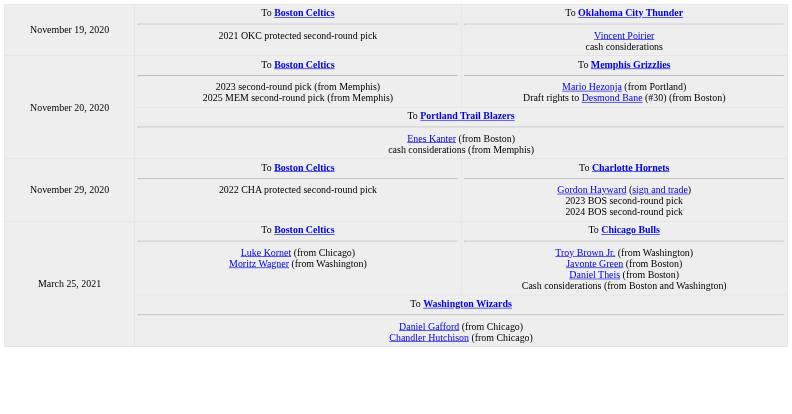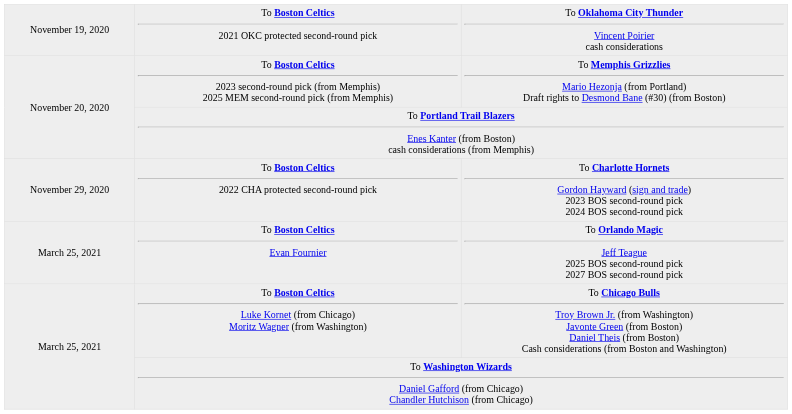+ row: (298, 241)
